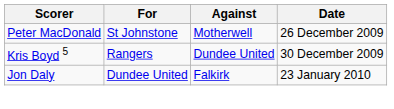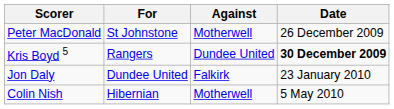(332, 54) normal -> (333, 54) bold
+ row: (35, 94)
